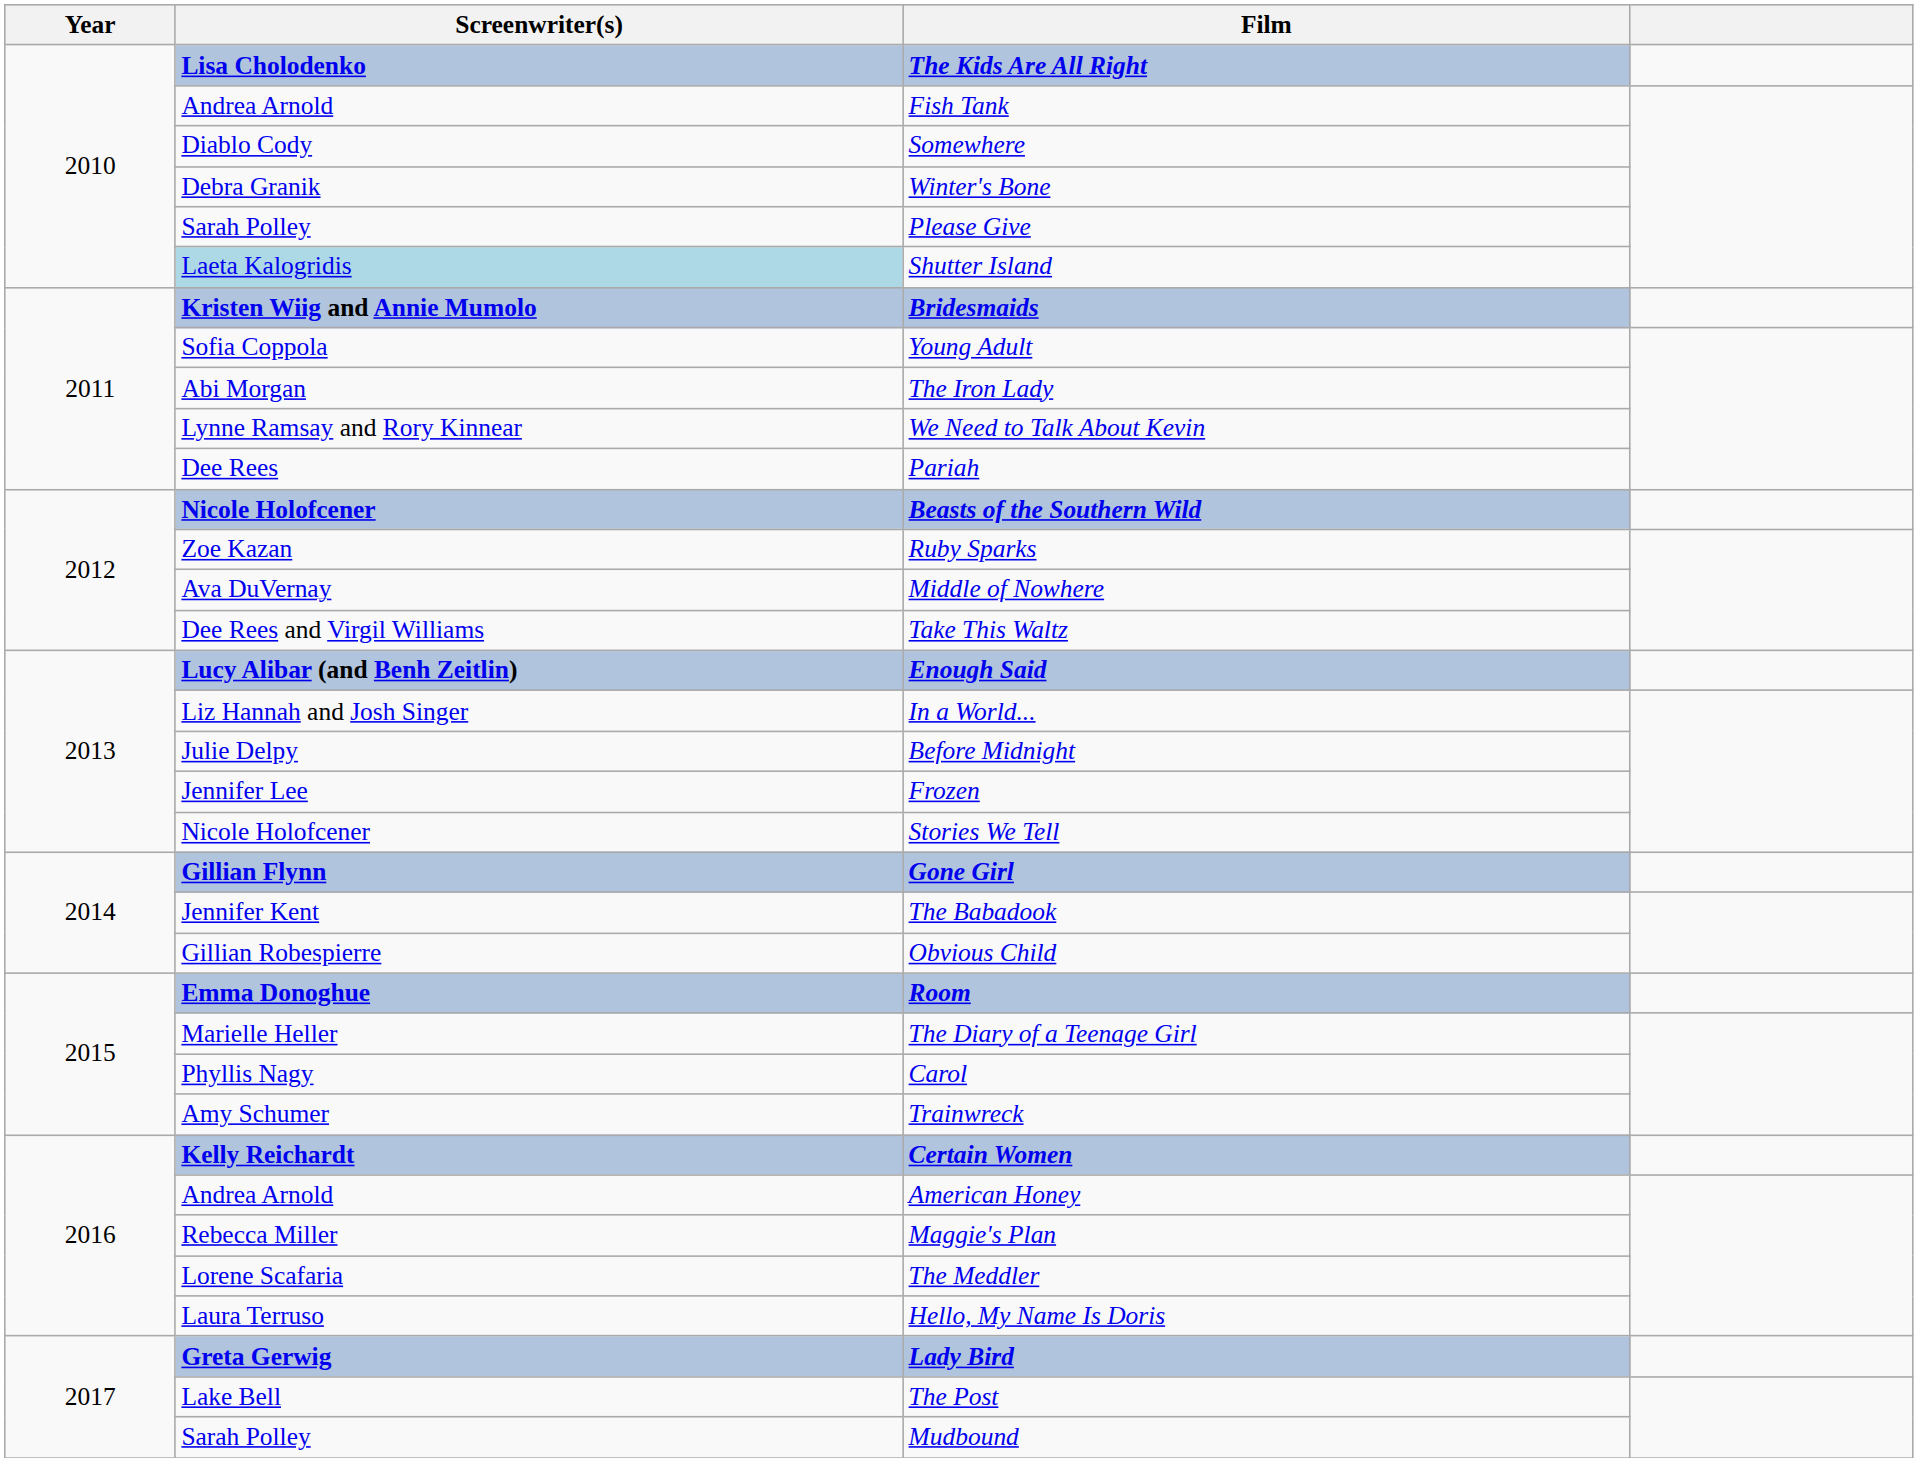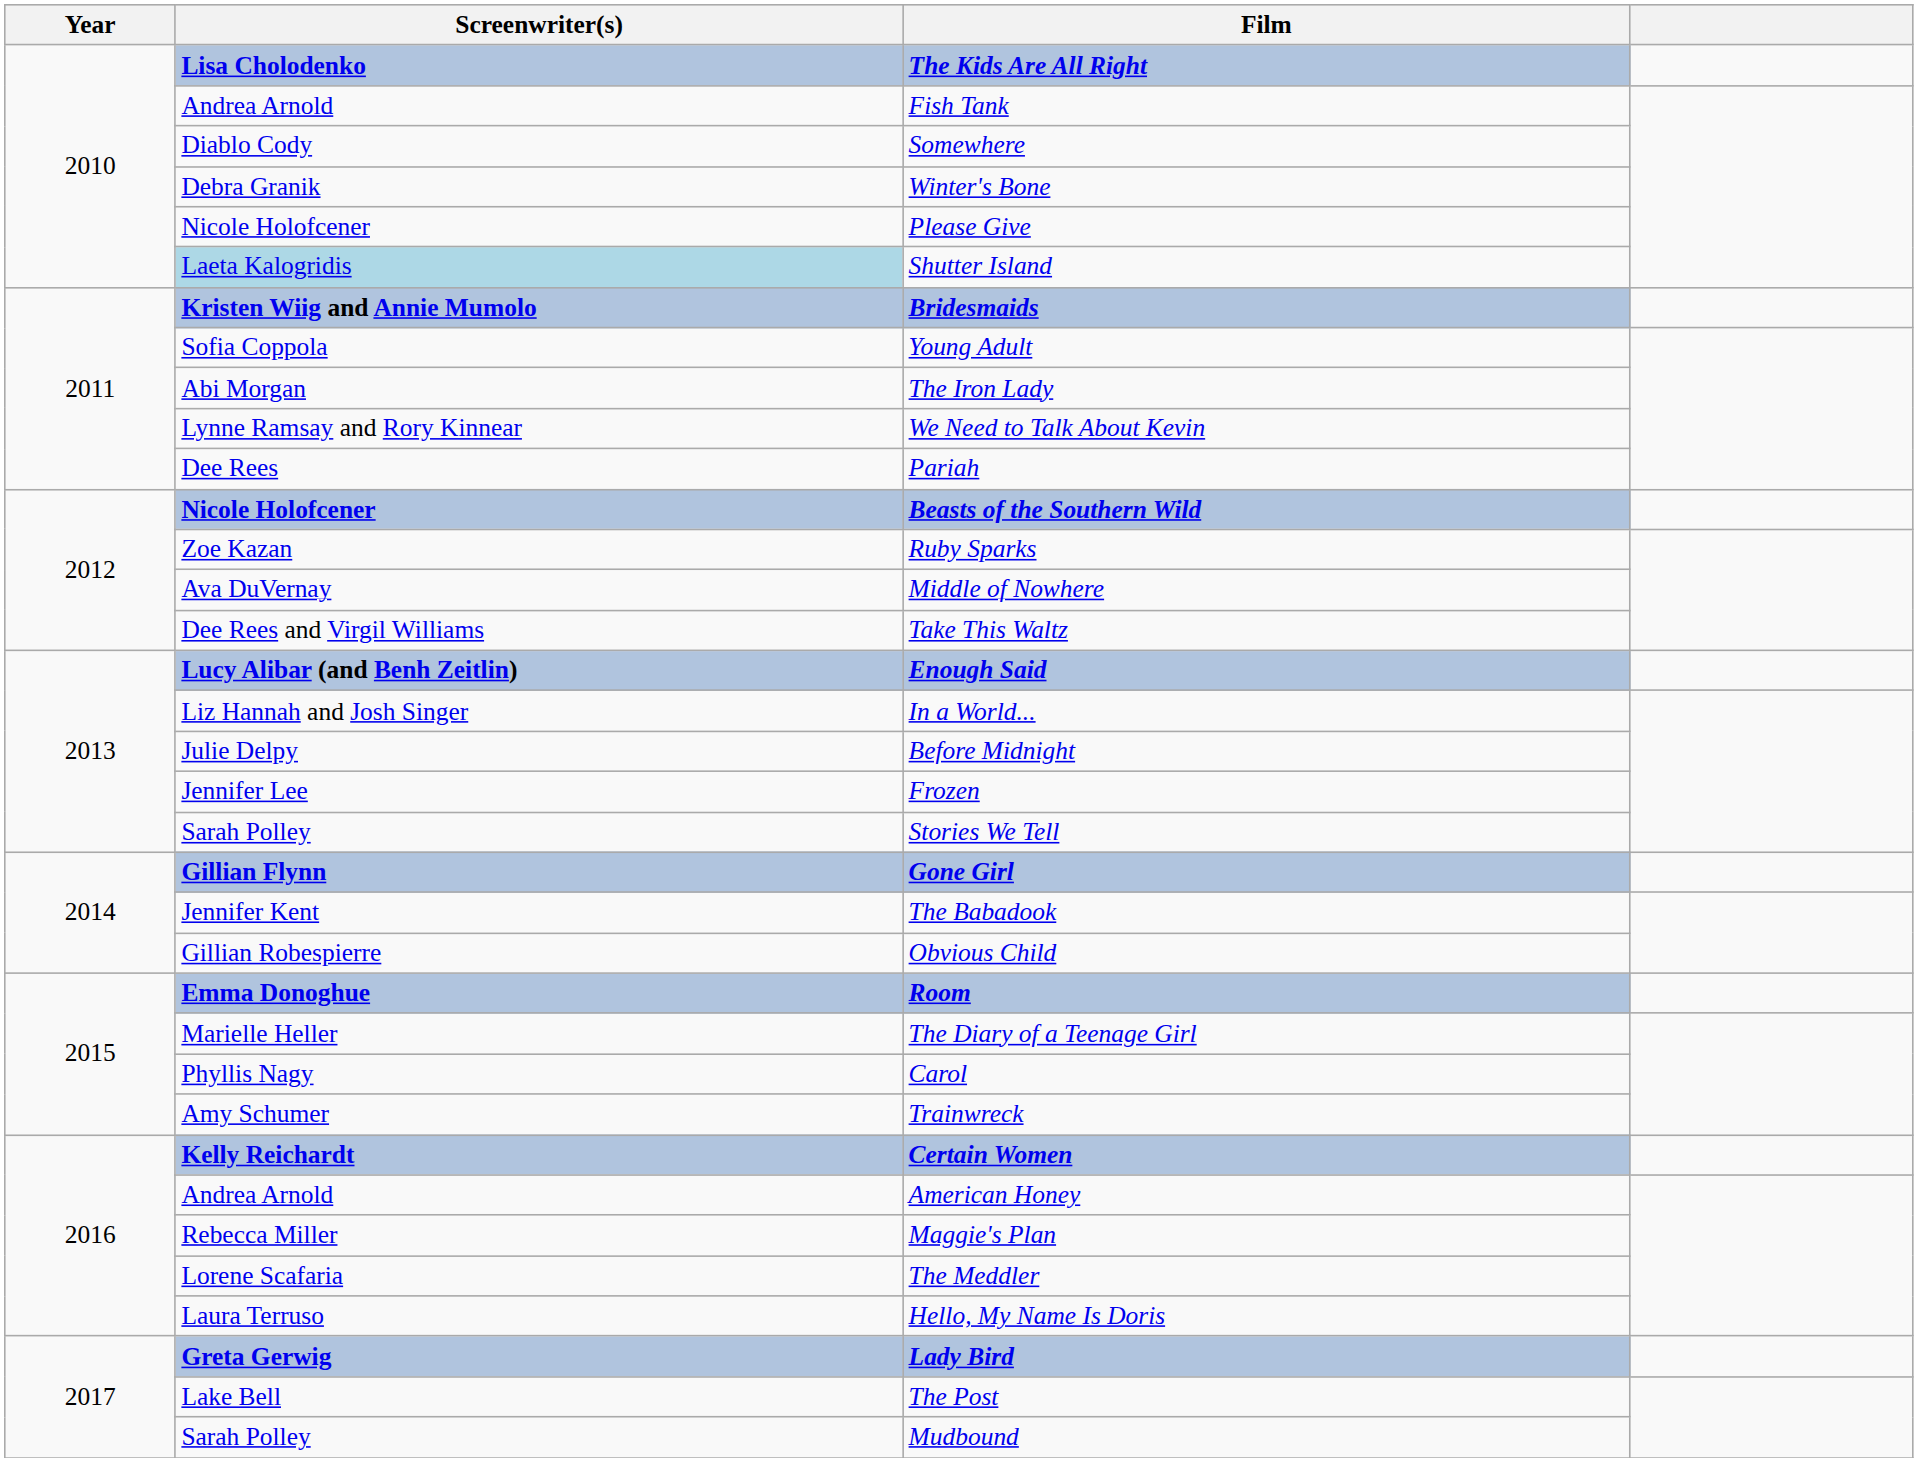(246, 226) Sarah Polley -> (276, 226) Nicole Holofcener
(276, 831) Nicole Holofcener -> (246, 831) Sarah Polley
